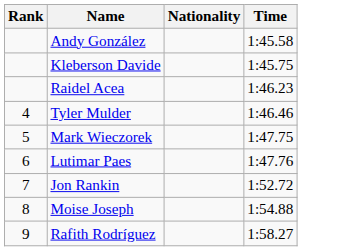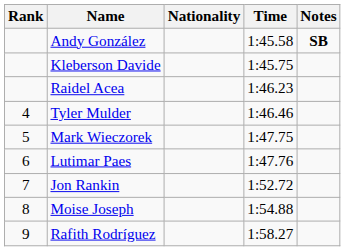+ column: (318, 16)
